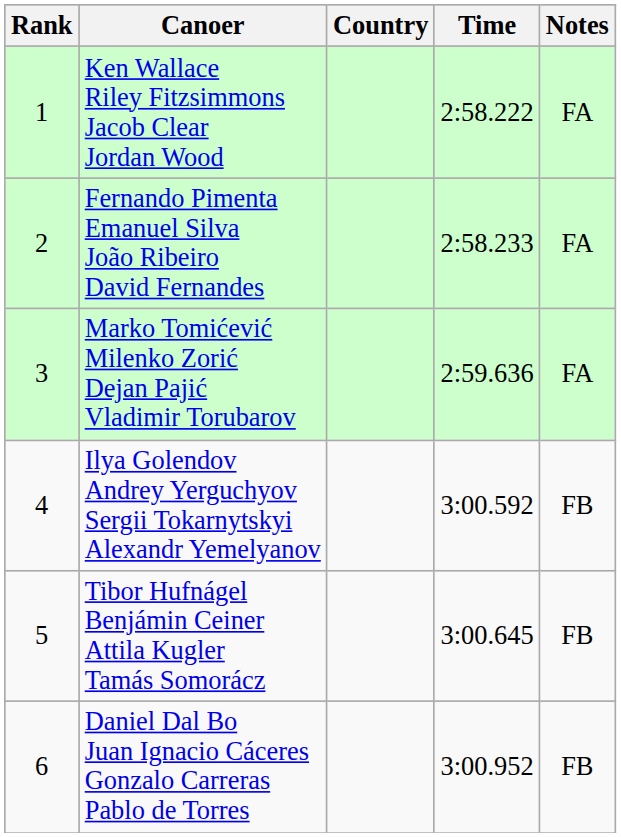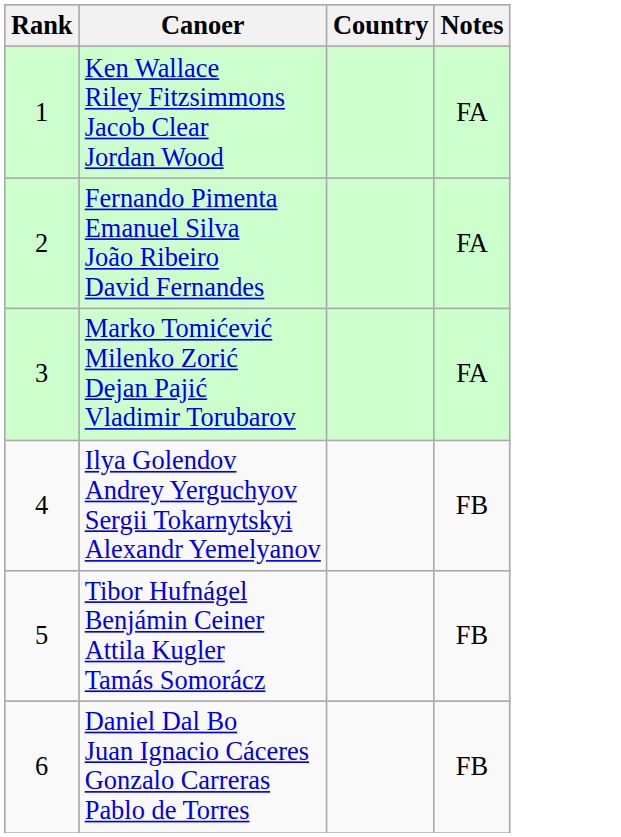- column: (487, 25)
